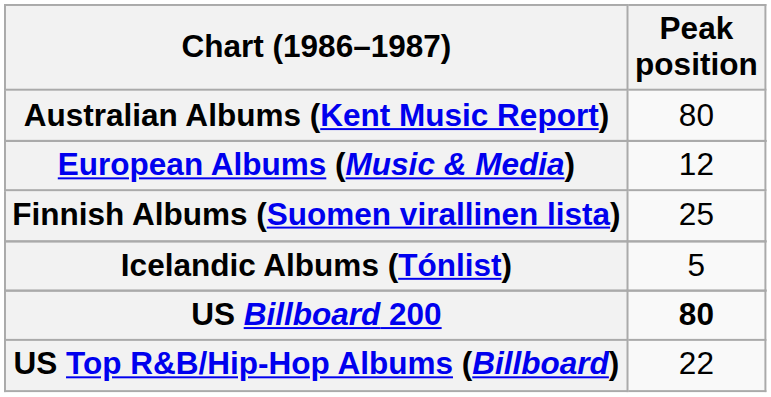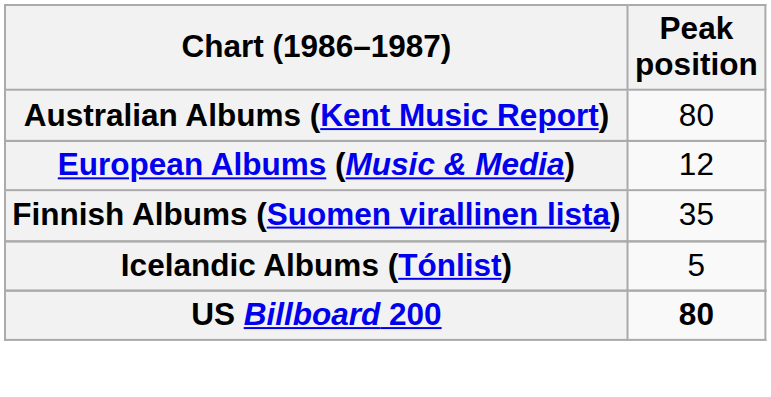(696, 214) 25 -> (696, 214) 35
- row: (316, 364)
